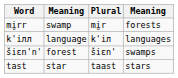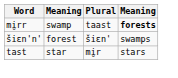(98, 25) mi̮r -> (98, 25) taast
(143, 25) normal -> (138, 25) bold
- row: (19, 39)
(103, 66) taast -> (93, 53) mi̮r
